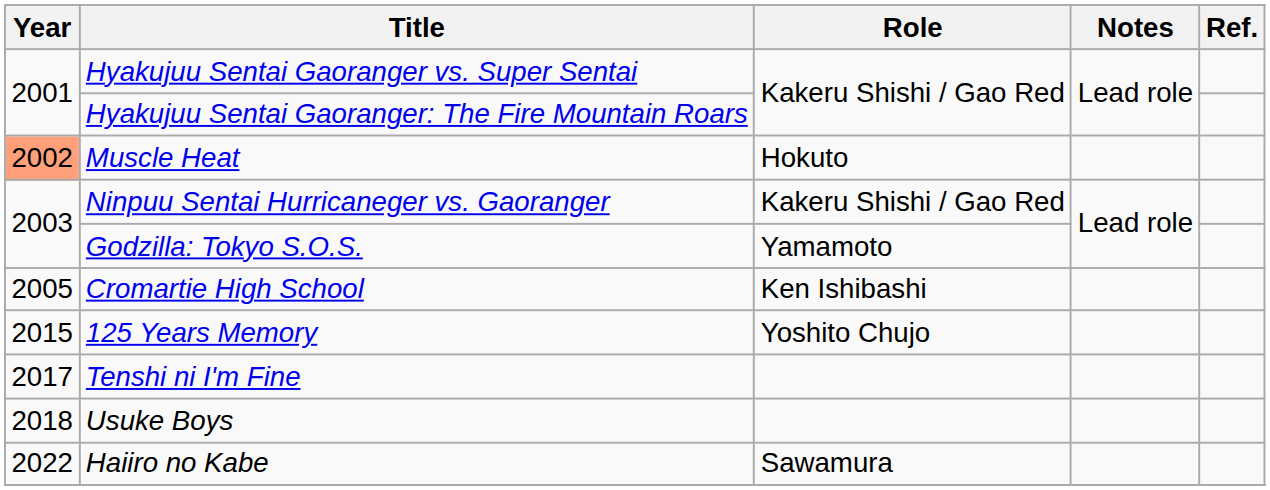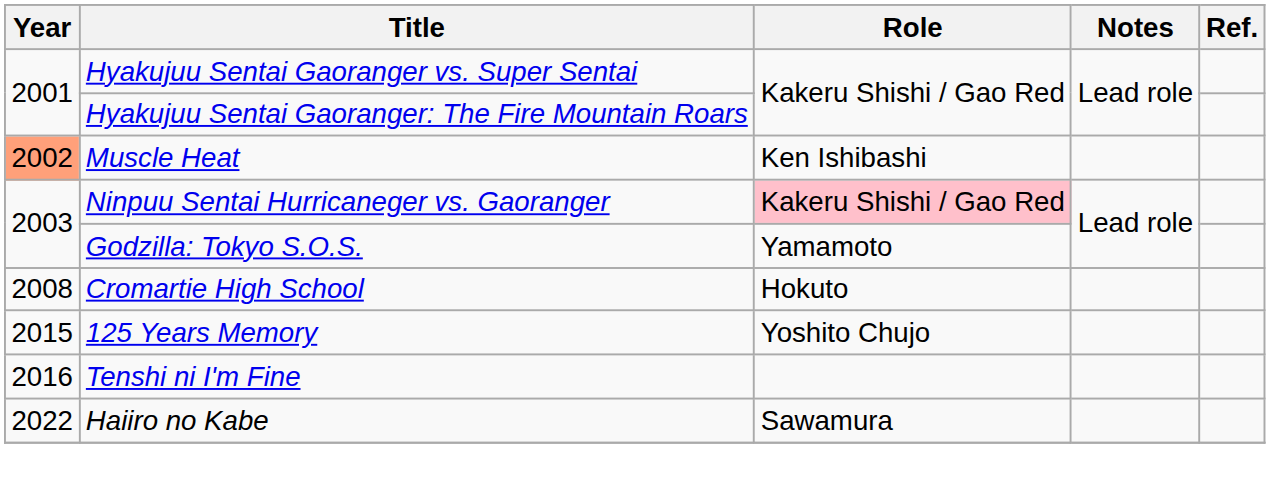(805, 158) Hokuto -> (844, 158) Ken Ishibashi
(913, 202) no background -> (913, 202) pink background
(42, 289) 2005 -> (42, 289) 2008
(844, 289) Ken Ishibashi -> (805, 289) Hokuto
(42, 377) 2017 -> (42, 377) 2016
- row: (160, 420)
